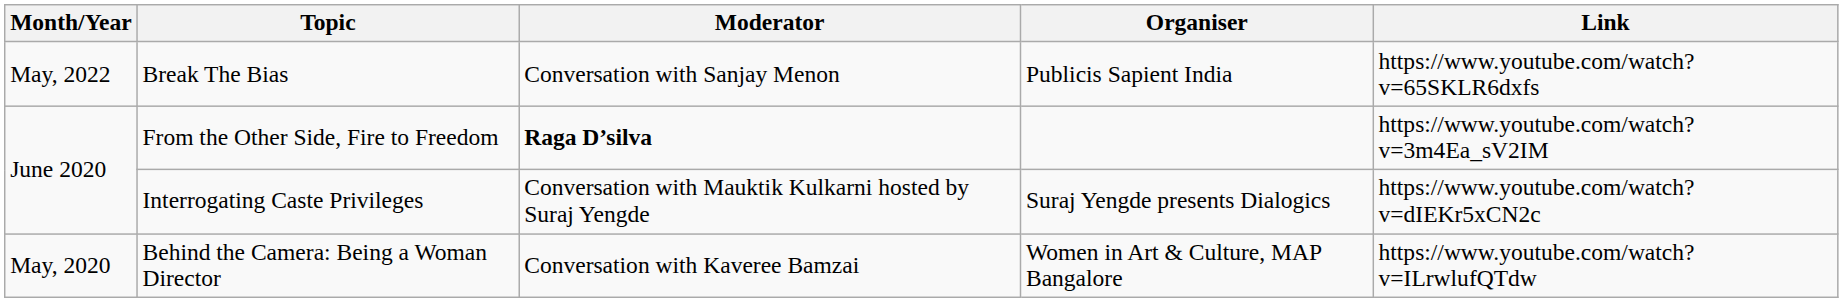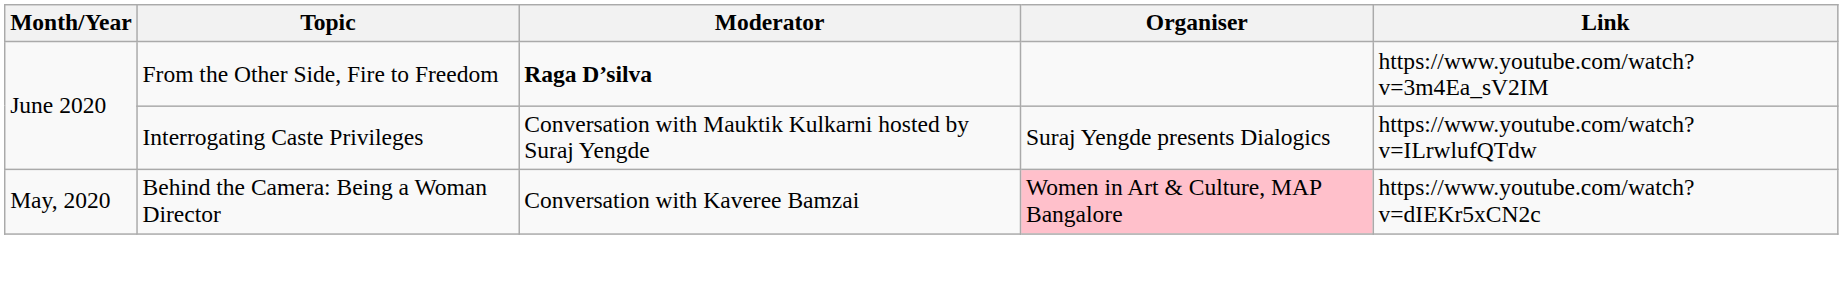- row: (215, 73)
(1537, 201) https://www.youtube.com/watch?v=dIEKr5xCN2c -> (1537, 137) https://www.youtube.com/watch?v=ILrwlufQTdw
(1174, 264) no background -> (1174, 201) pink background
(1537, 264) https://www.youtube.com/watch?v=ILrwlufQTdw -> (1537, 201) https://www.youtube.com/watch?v=dIEKr5xCN2c
